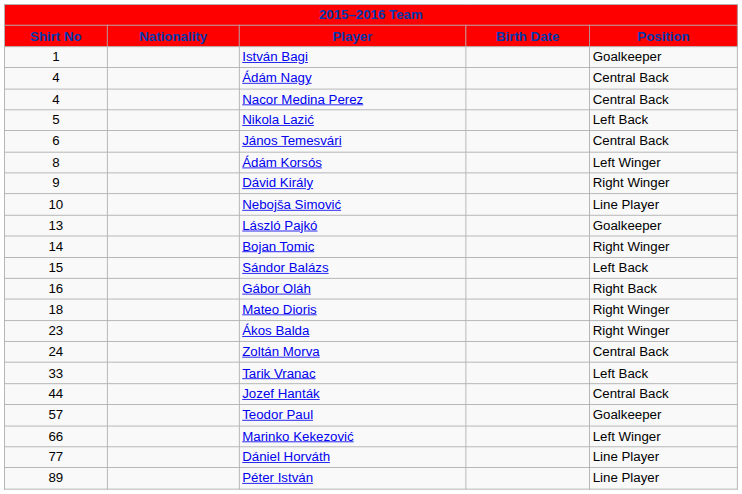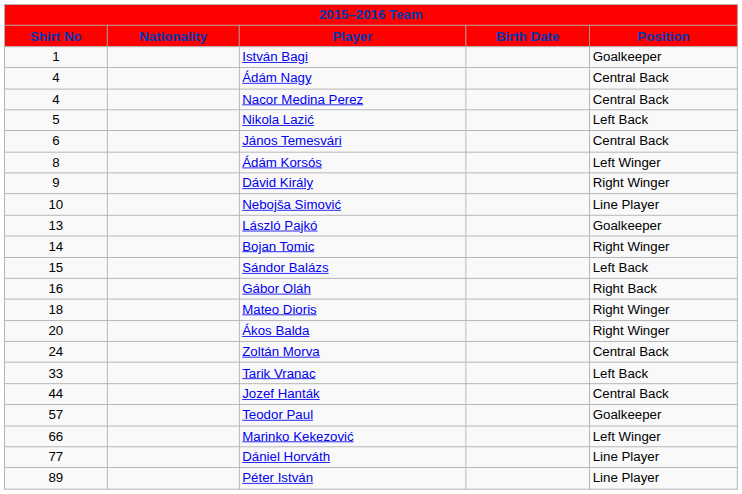(56, 330) 23 -> (56, 330) 20
